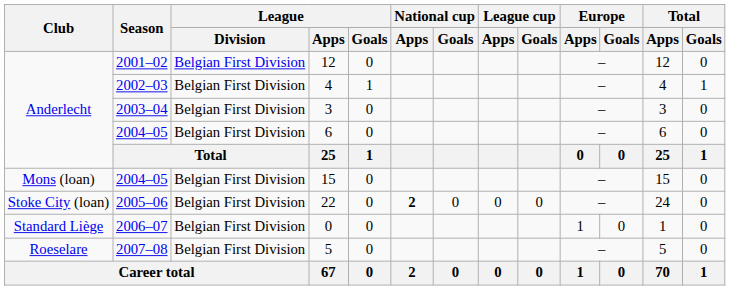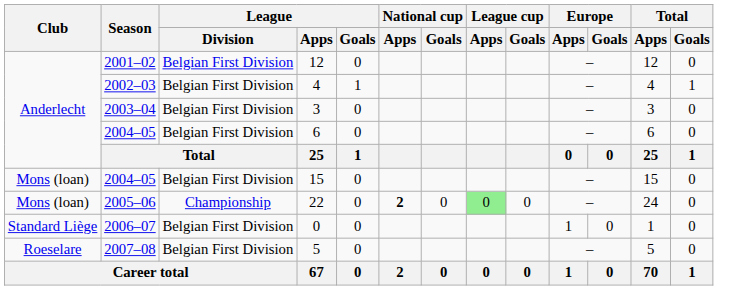(59, 202) Stoke City (loan) -> (53, 202) Mons (loan)
(240, 202) Belgian First Division -> (228, 202) Championship
(498, 202) no background -> (486, 202) lightgreen background
